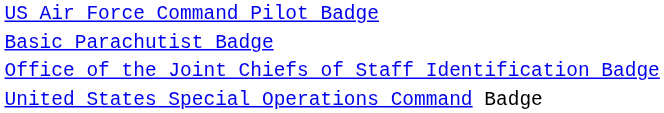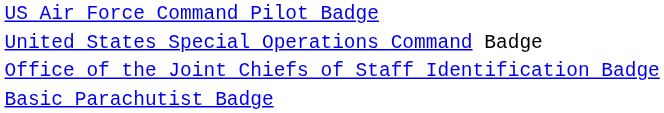rows swapped: (139, 42) <-> (274, 99)
